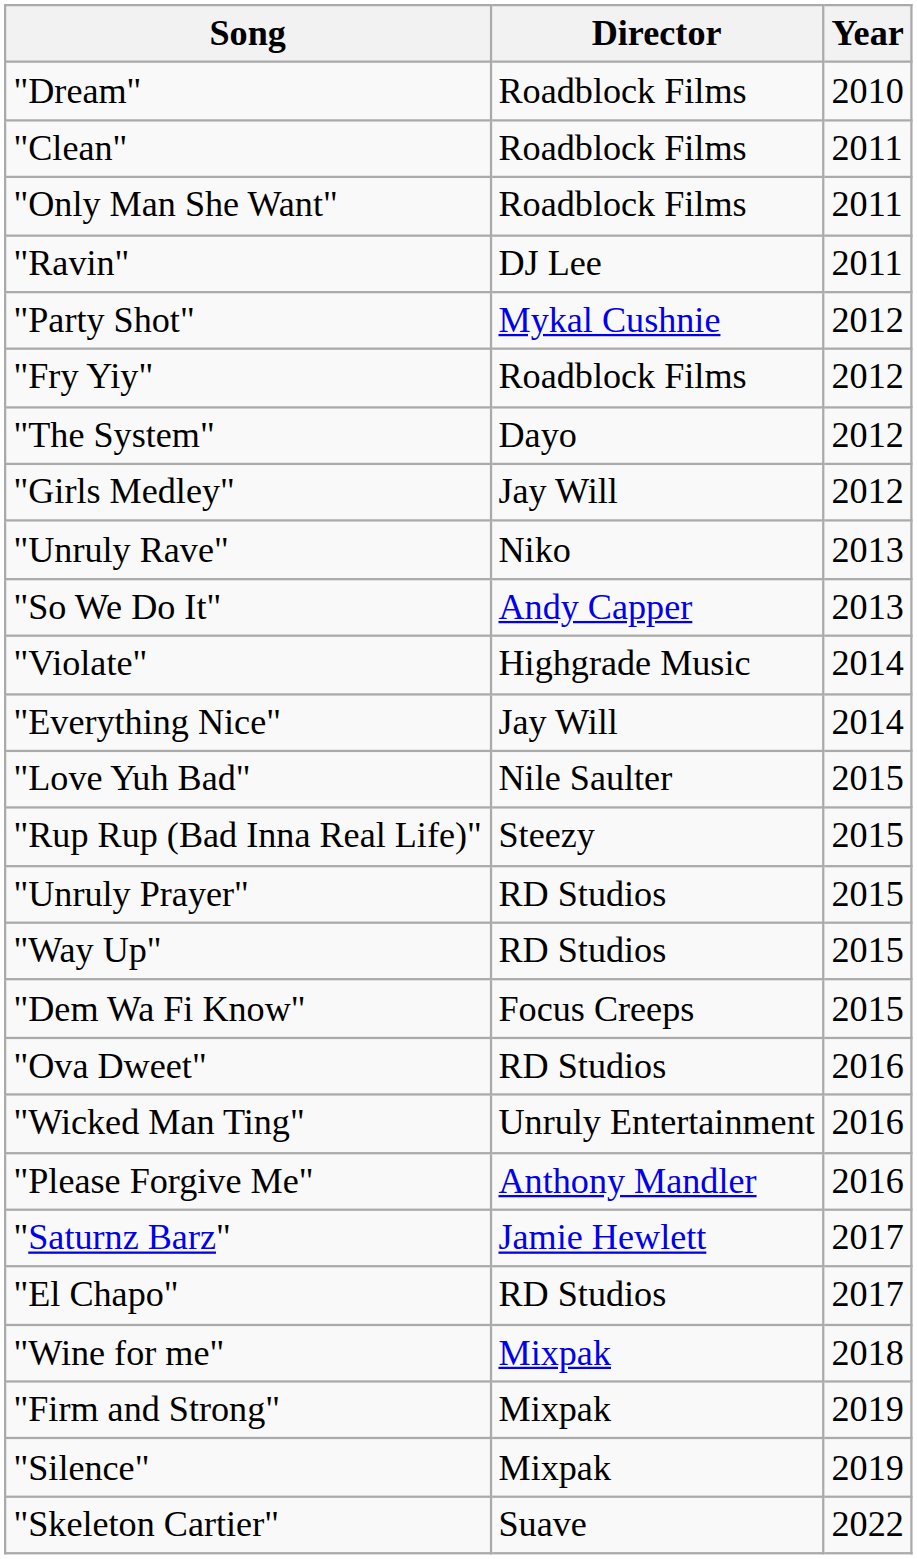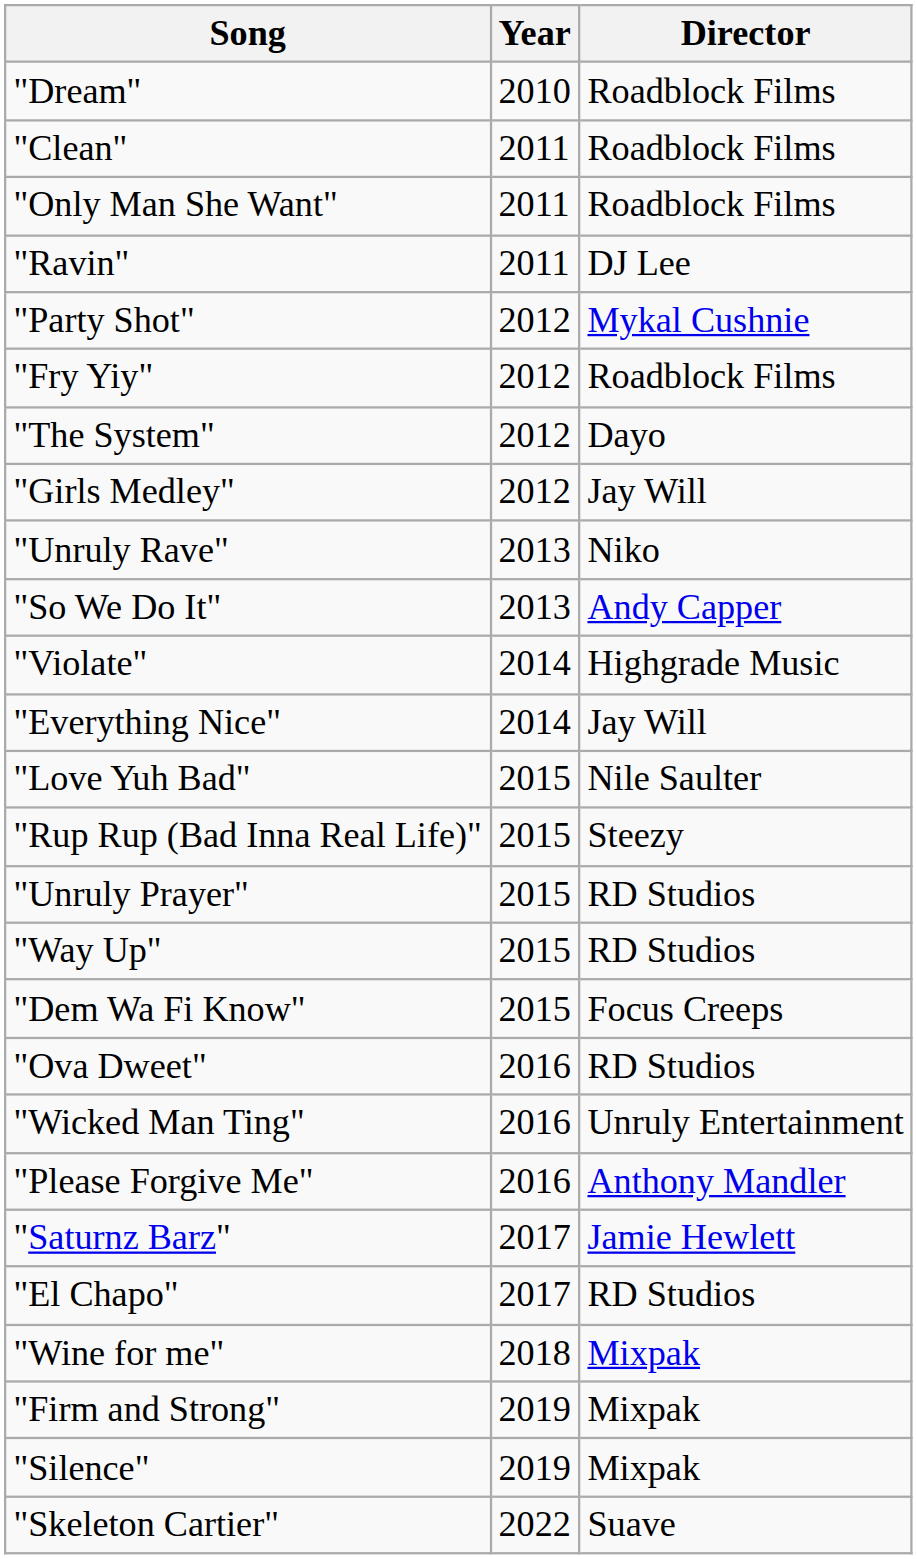columns swapped: (868, 33) <-> (657, 33)
